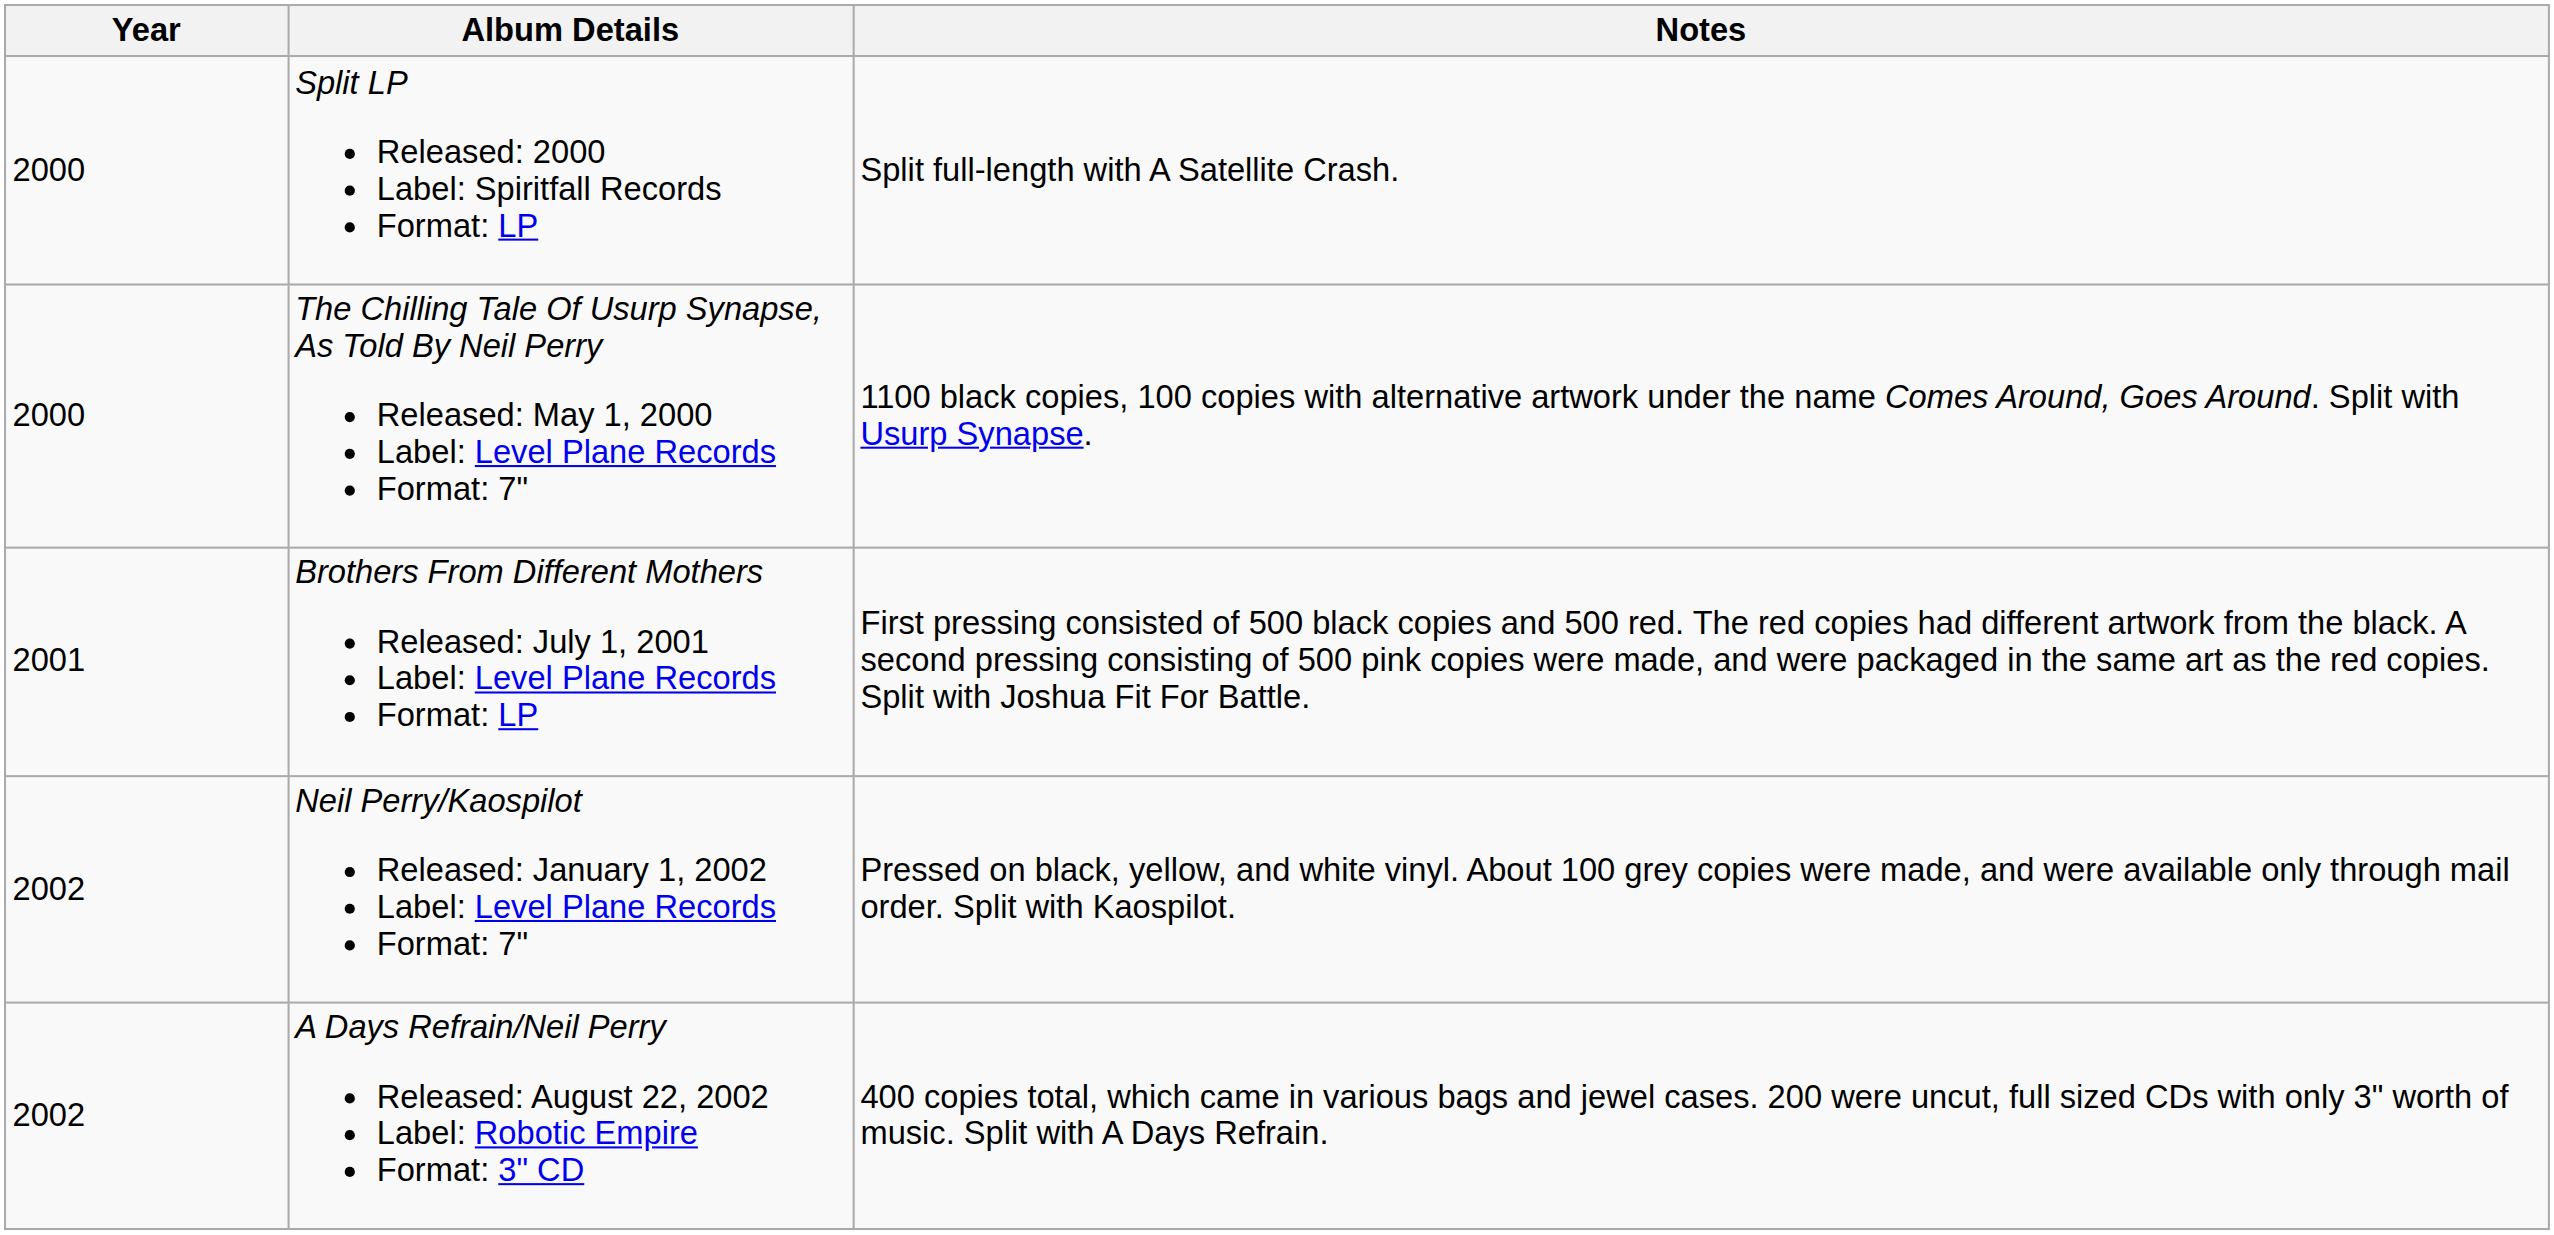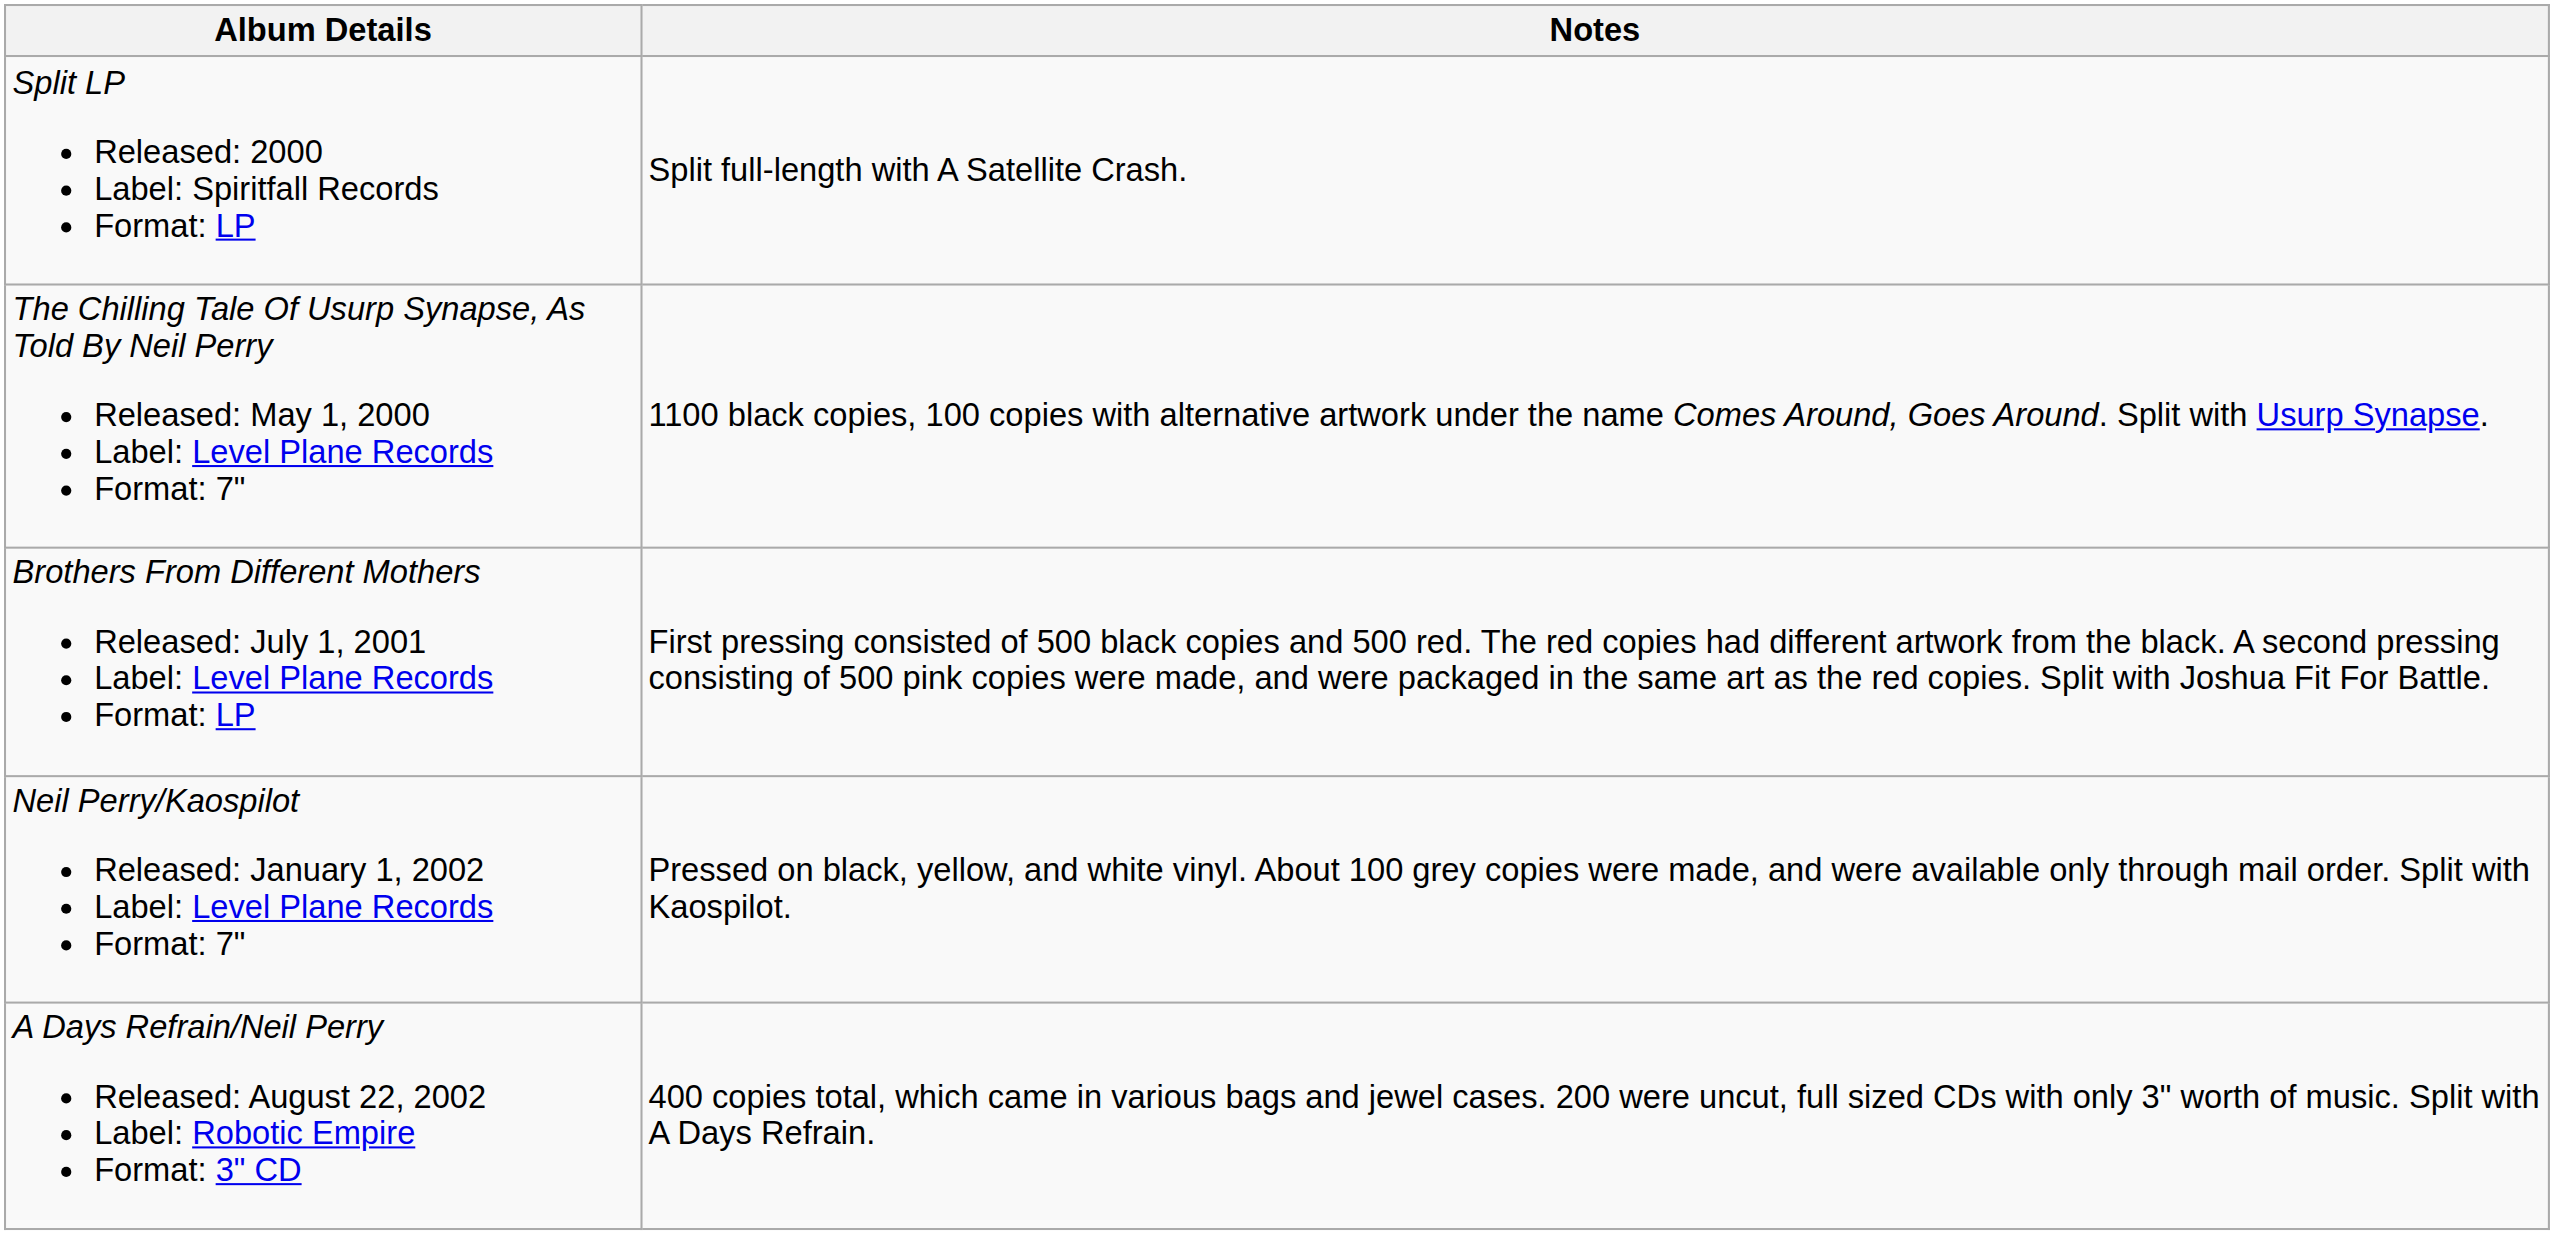- column: (146, 30)
